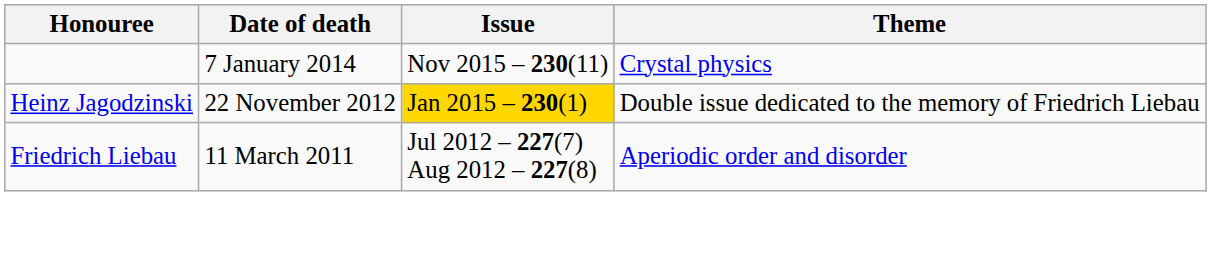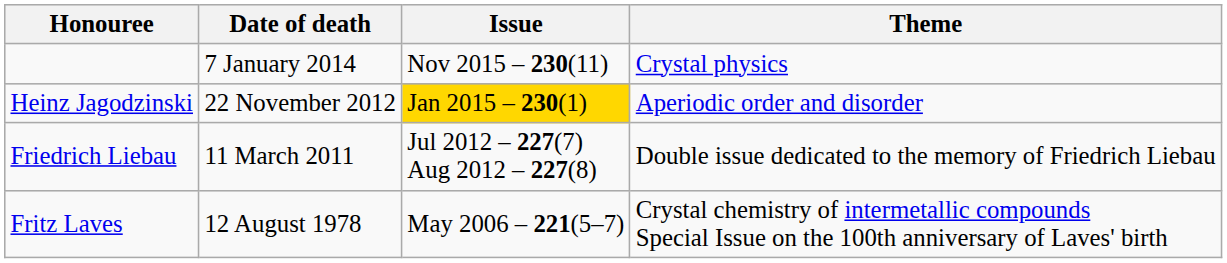(910, 102) Double issue dedicated to the memory of Friedrich Liebau -> (779, 102) Aperiodic order and disorder
(763, 156) Aperiodic order and disorder -> (926, 156) Double issue dedicated to the memory of Friedrich Liebau
+ row: (67, 223)
